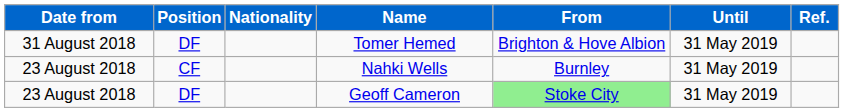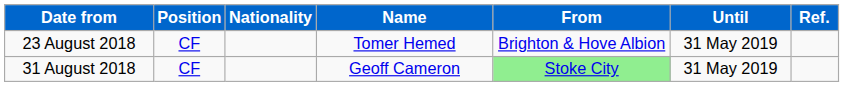(79, 44) 31 August 2018 -> (79, 44) 23 August 2018
(189, 44) DF -> (189, 44) CF
- row: (405, 69)
(79, 95) 23 August 2018 -> (79, 69) 31 August 2018
(189, 95) DF -> (189, 69) CF
